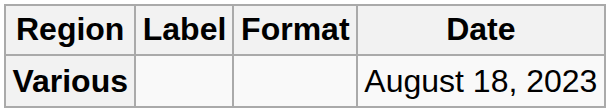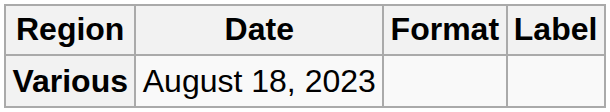columns swapped: (481, 29) <-> (185, 29)
